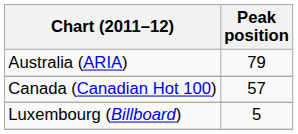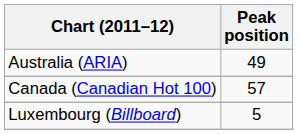(257, 62) 79 -> (257, 62) 49
